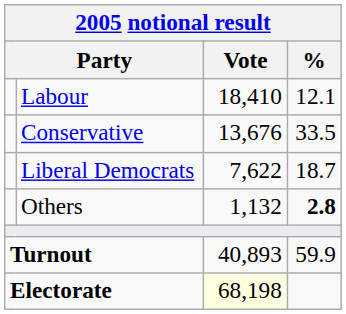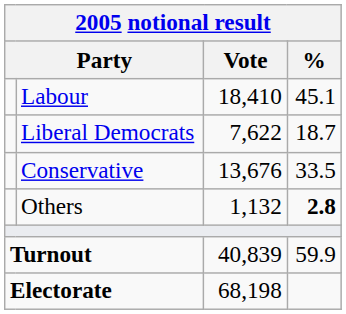(316, 96) 12.1 -> (316, 96) 45.1
rows swapped: (82, 133) <-> (108, 170)
(250, 254) 40,893 -> (250, 254) 40,839
(250, 291) lightyellow background -> (250, 291) no background
